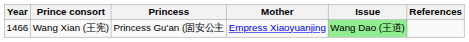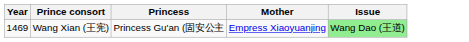- column: (436, 12)
(17, 28) 1466 -> (17, 28) 1469
